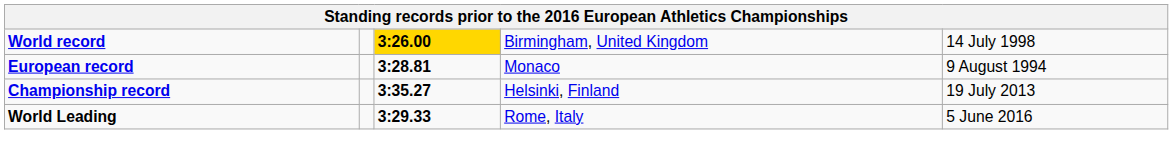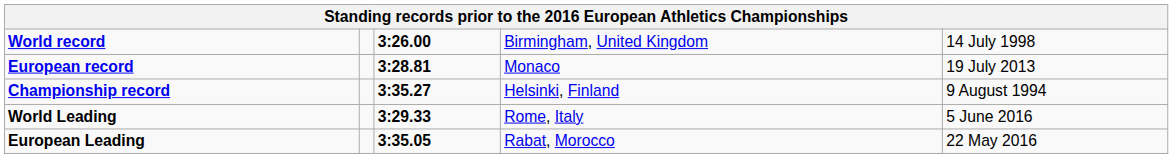(404, 41) gold background -> (404, 41) no background
(996, 66) 9 August 1994 -> (991, 66) 19 July 2013
(991, 91) 19 July 2013 -> (996, 91) 9 August 1994
+ row: (76, 141)
